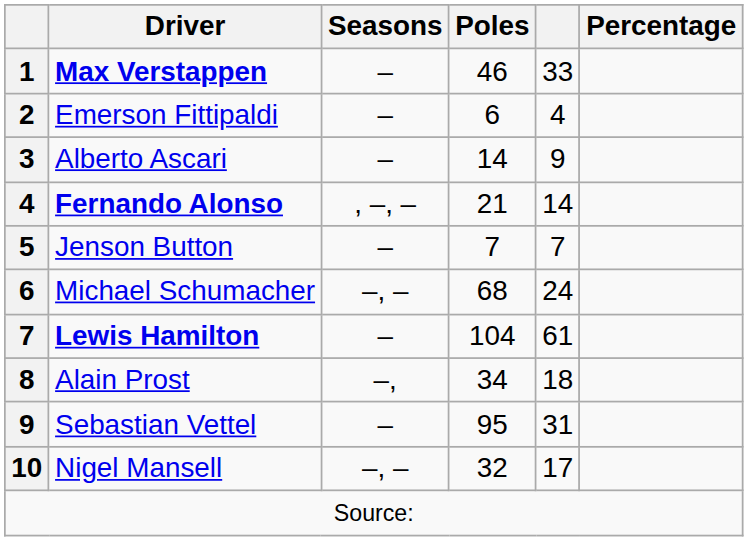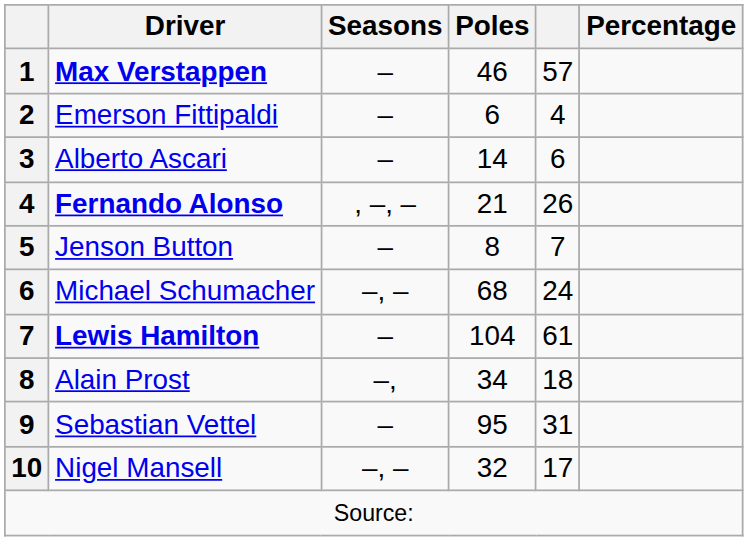(558, 70) 33 -> (558, 70) 57
(558, 159) 9 -> (558, 159) 6
(558, 203) 14 -> (558, 203) 26
(492, 247) 7 -> (492, 247) 8
